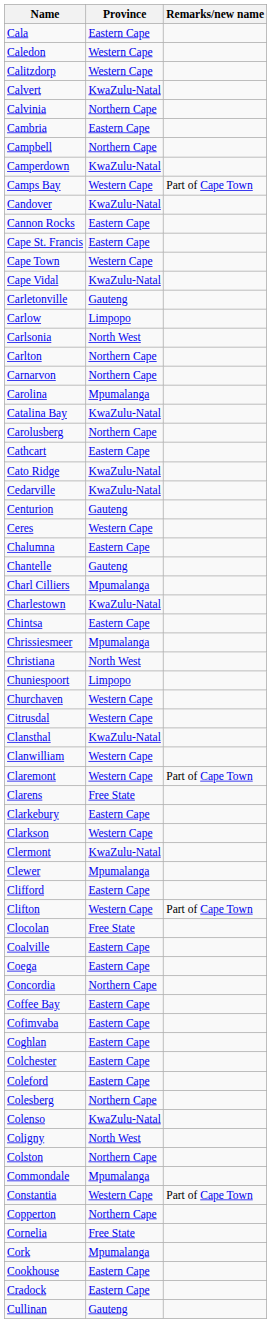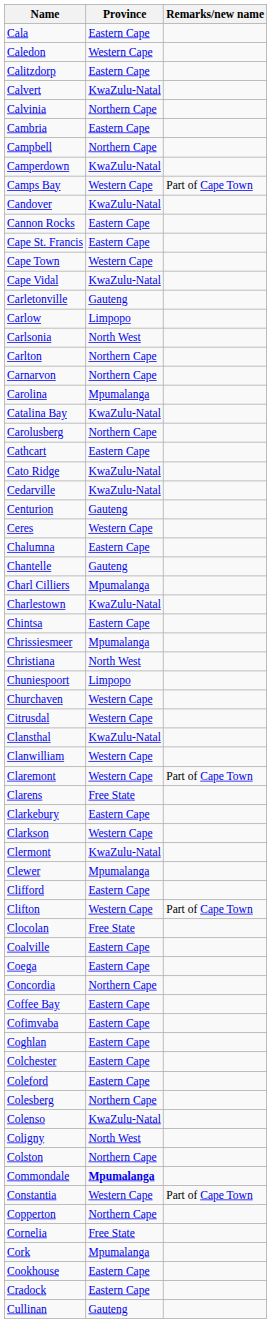(120, 71) Western Cape -> (119, 71) Eastern Cape
(119, 1176) normal -> (121, 1176) bold
